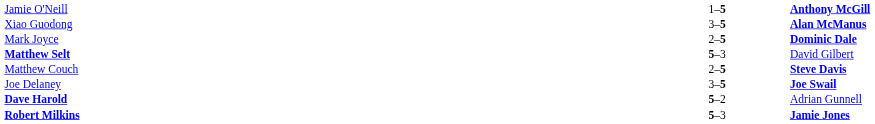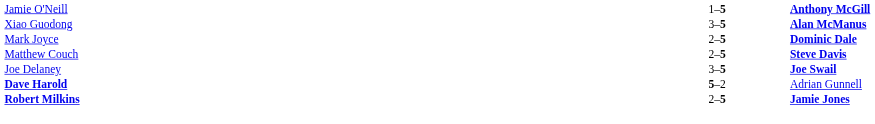- row: (37, 54)
(717, 115) 5–3 -> (717, 99) 2–5
